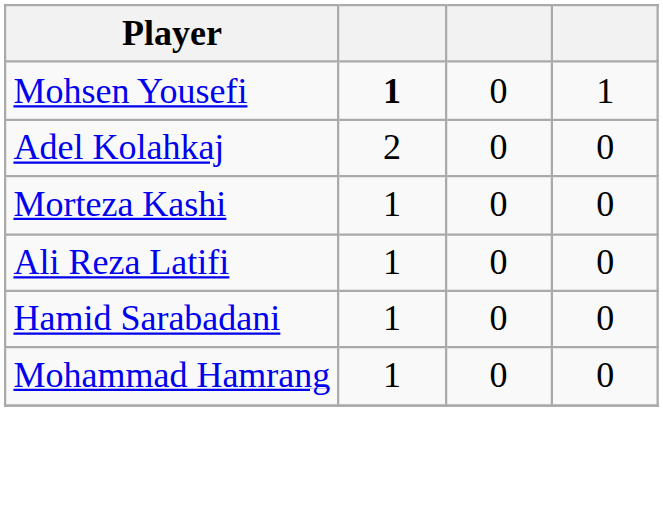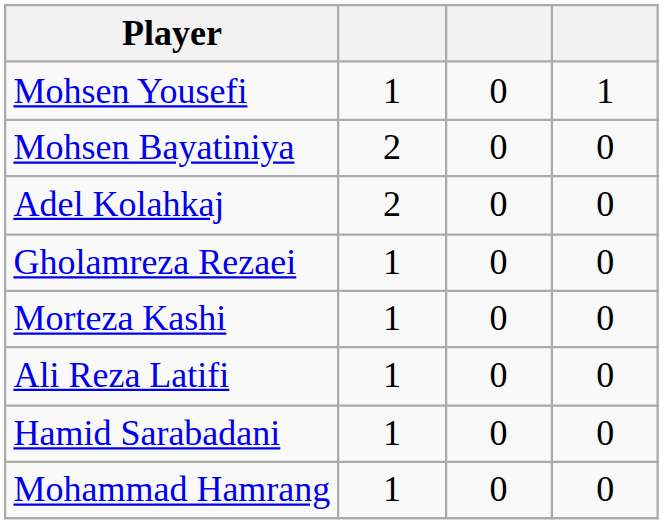(392, 90) bold -> (392, 90) normal
+ row: (154, 147)
+ row: (155, 261)
